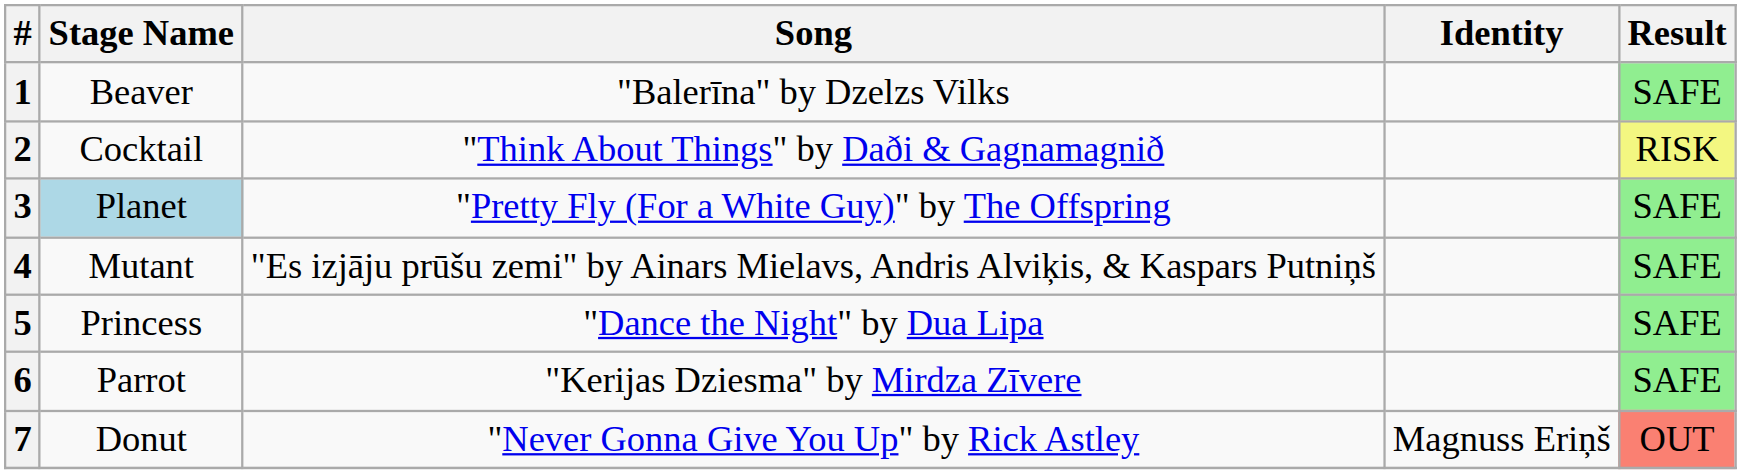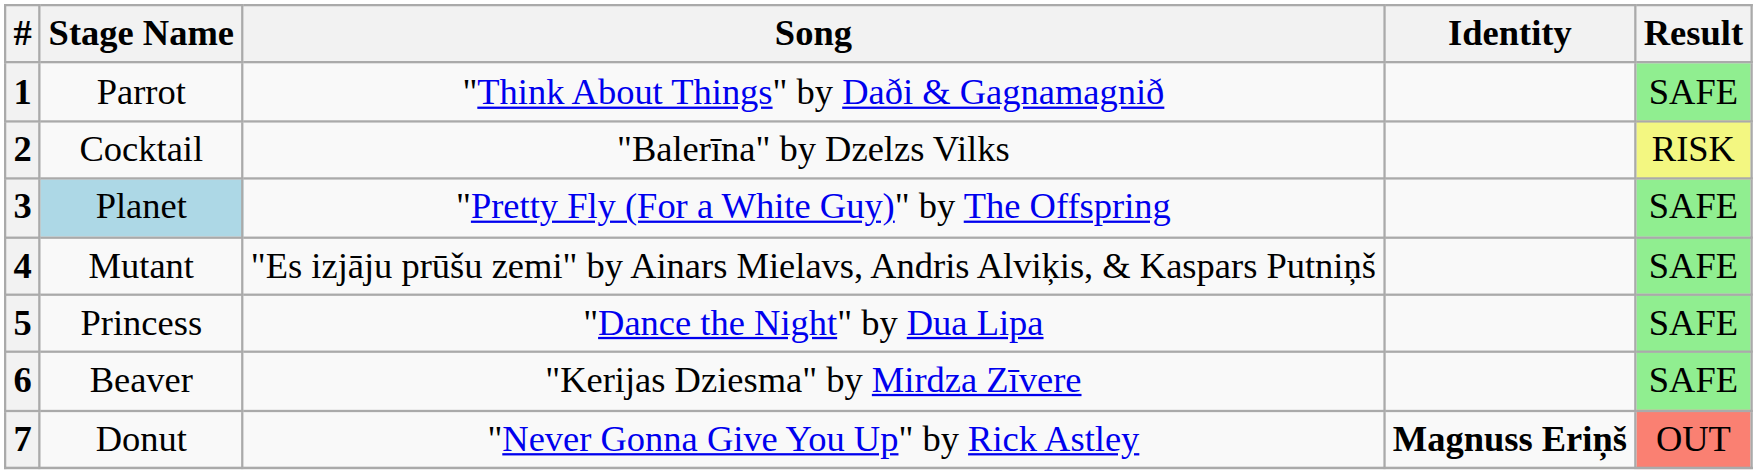(141, 91) Beaver -> (141, 91) Parrot
(813, 91) "Balerīna" by Dzelzs Vilks -> (813, 91) "Think About Things" by Daði & Gagnamagnið
(813, 149) "Think About Things" by Daði & Gagnamagnið -> (813, 149) "Balerīna" by Dzelzs Vilks
(141, 380) Parrot -> (141, 380) Beaver
(1502, 438) normal -> (1510, 438) bold
